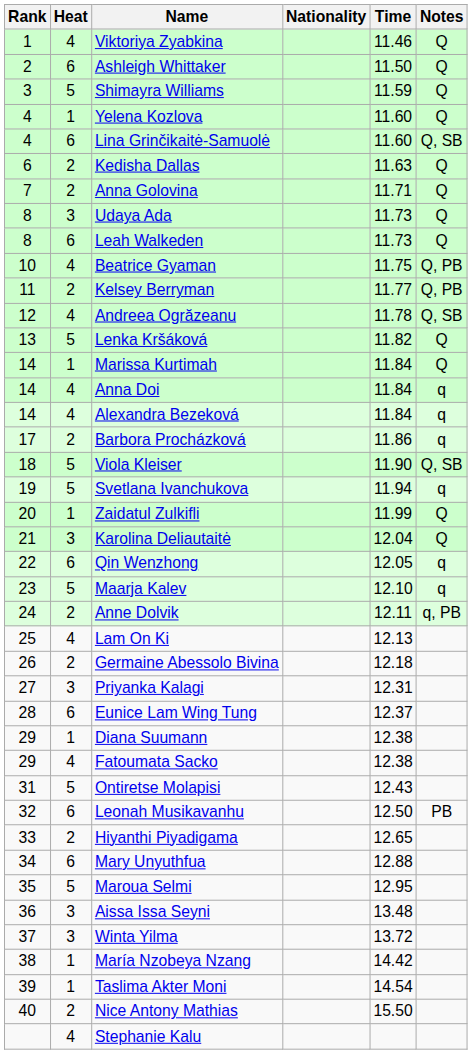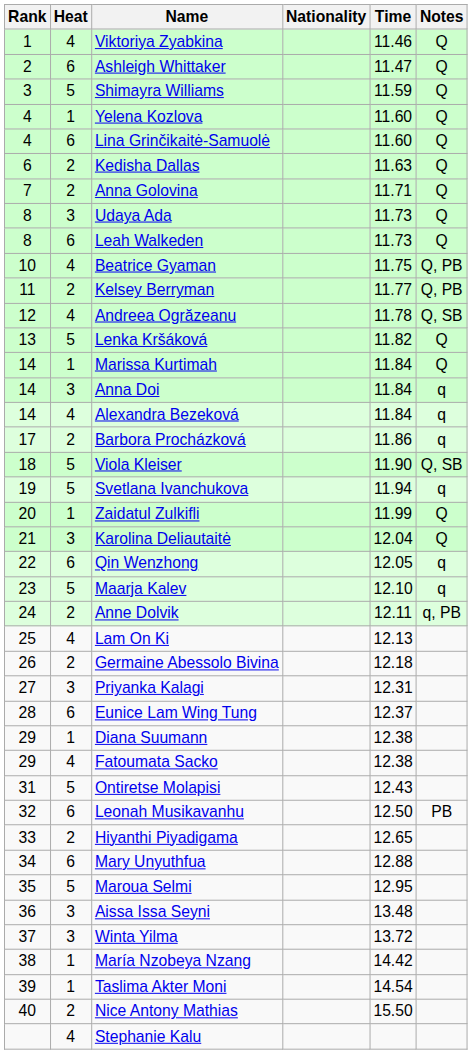(393, 66) 11.50 -> (393, 66) 11.47
(442, 141) Q, SB -> (442, 141) Q
(71, 389) 4 -> (71, 389) 3
